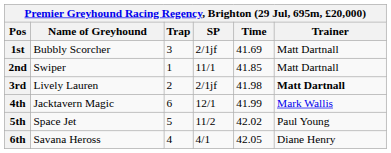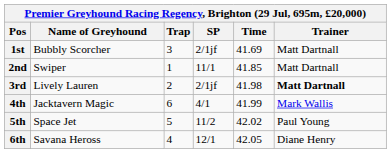(206, 103) 12/1 -> (203, 103) 4/1
(203, 139) 4/1 -> (206, 139) 12/1
